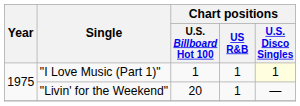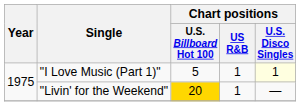(195, 72) 1 -> (195, 72) 5
(195, 91) no background -> (195, 91) gold background
